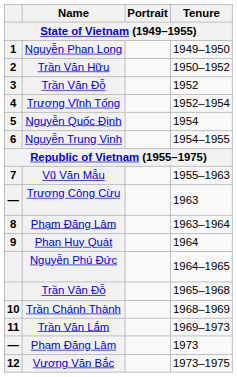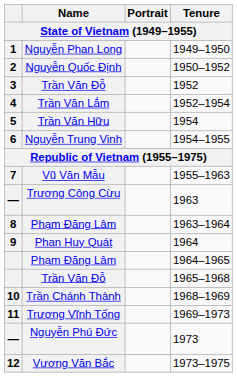(73, 67) Trần Văn Hữu -> (73, 67) Nguyễn Quốc Định
(73, 103) Trương Vĩnh Tống -> (73, 103) Trần Văn Lắm
(73, 121) Nguyễn Quốc Định -> (73, 121) Trần Văn Hữu
(73, 260) Nguyễn Phú Đức -> (73, 260) Phạm Đăng Lâm
(73, 327) Trần Văn Lắm -> (73, 314) Trương Vĩnh Tống
(73, 345) Phạm Đăng Lâm -> (73, 332) Nguyễn Phú Đức
